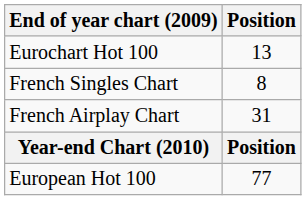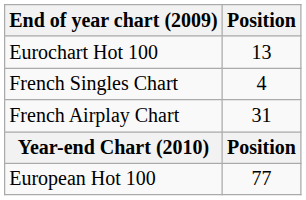(261, 83) 8 -> (261, 83) 4
